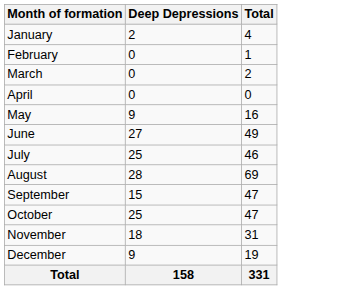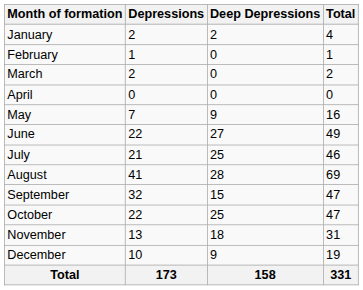+ column: (166, 14)
